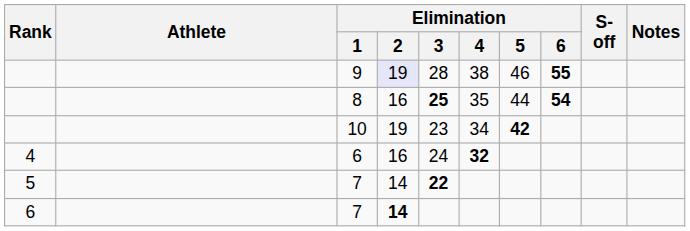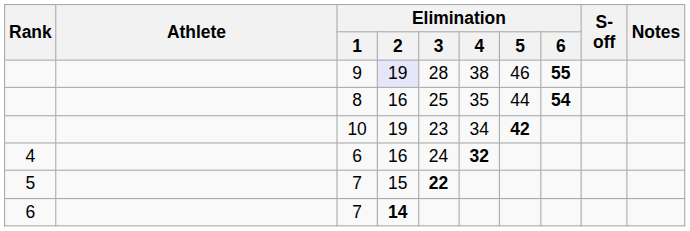(439, 101) bold -> (439, 101) normal
(398, 184) 14 -> (398, 184) 15
